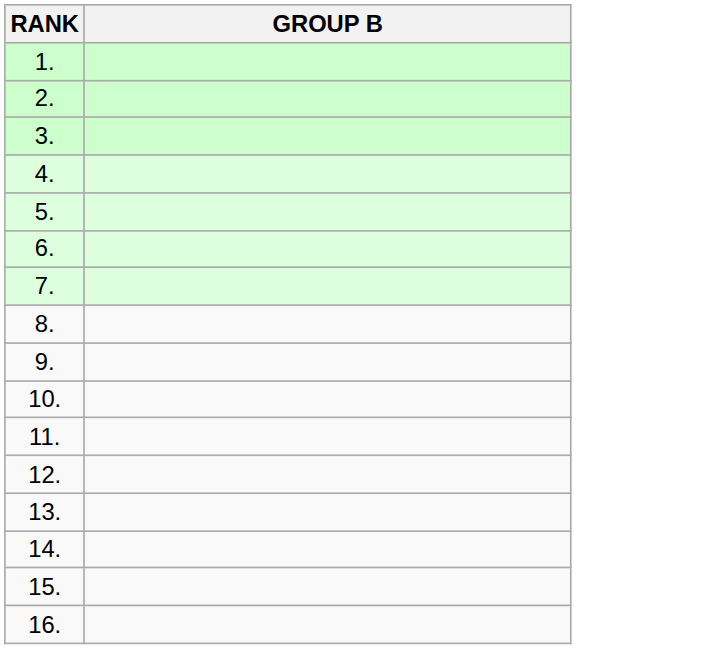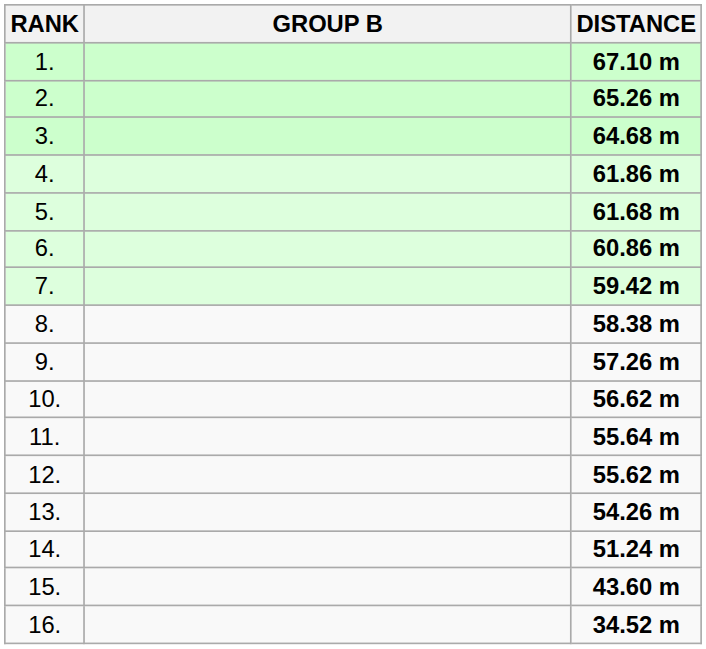+ column: (636, 24)
